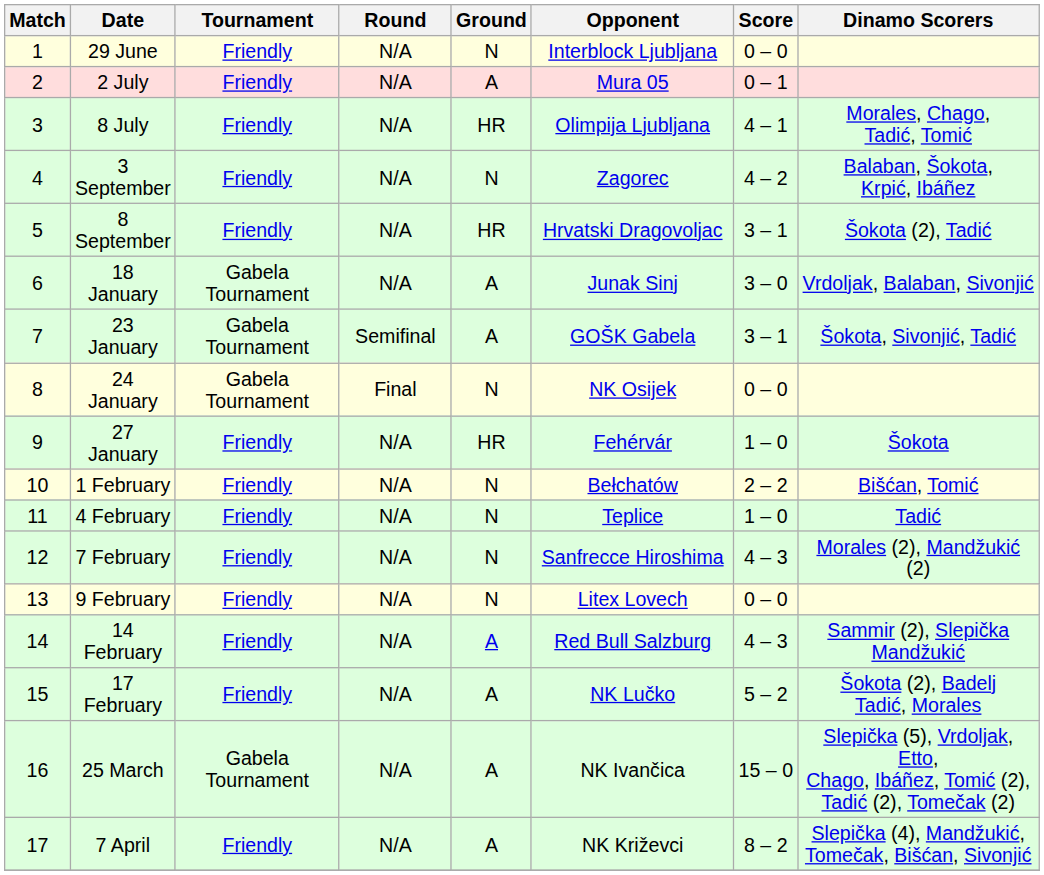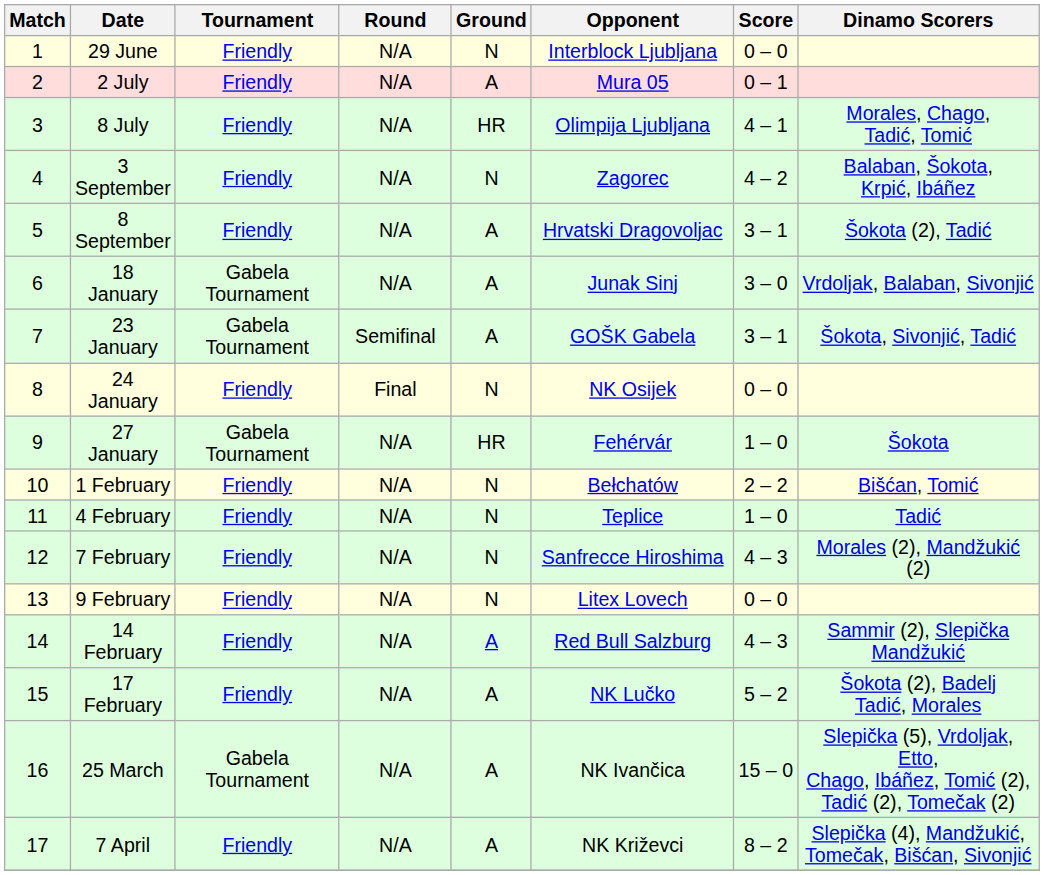(491, 230) HR -> (491, 230) A
(257, 389) Gabela Tournament -> (257, 389) Friendly
(257, 442) Friendly -> (257, 442) Gabela Tournament
